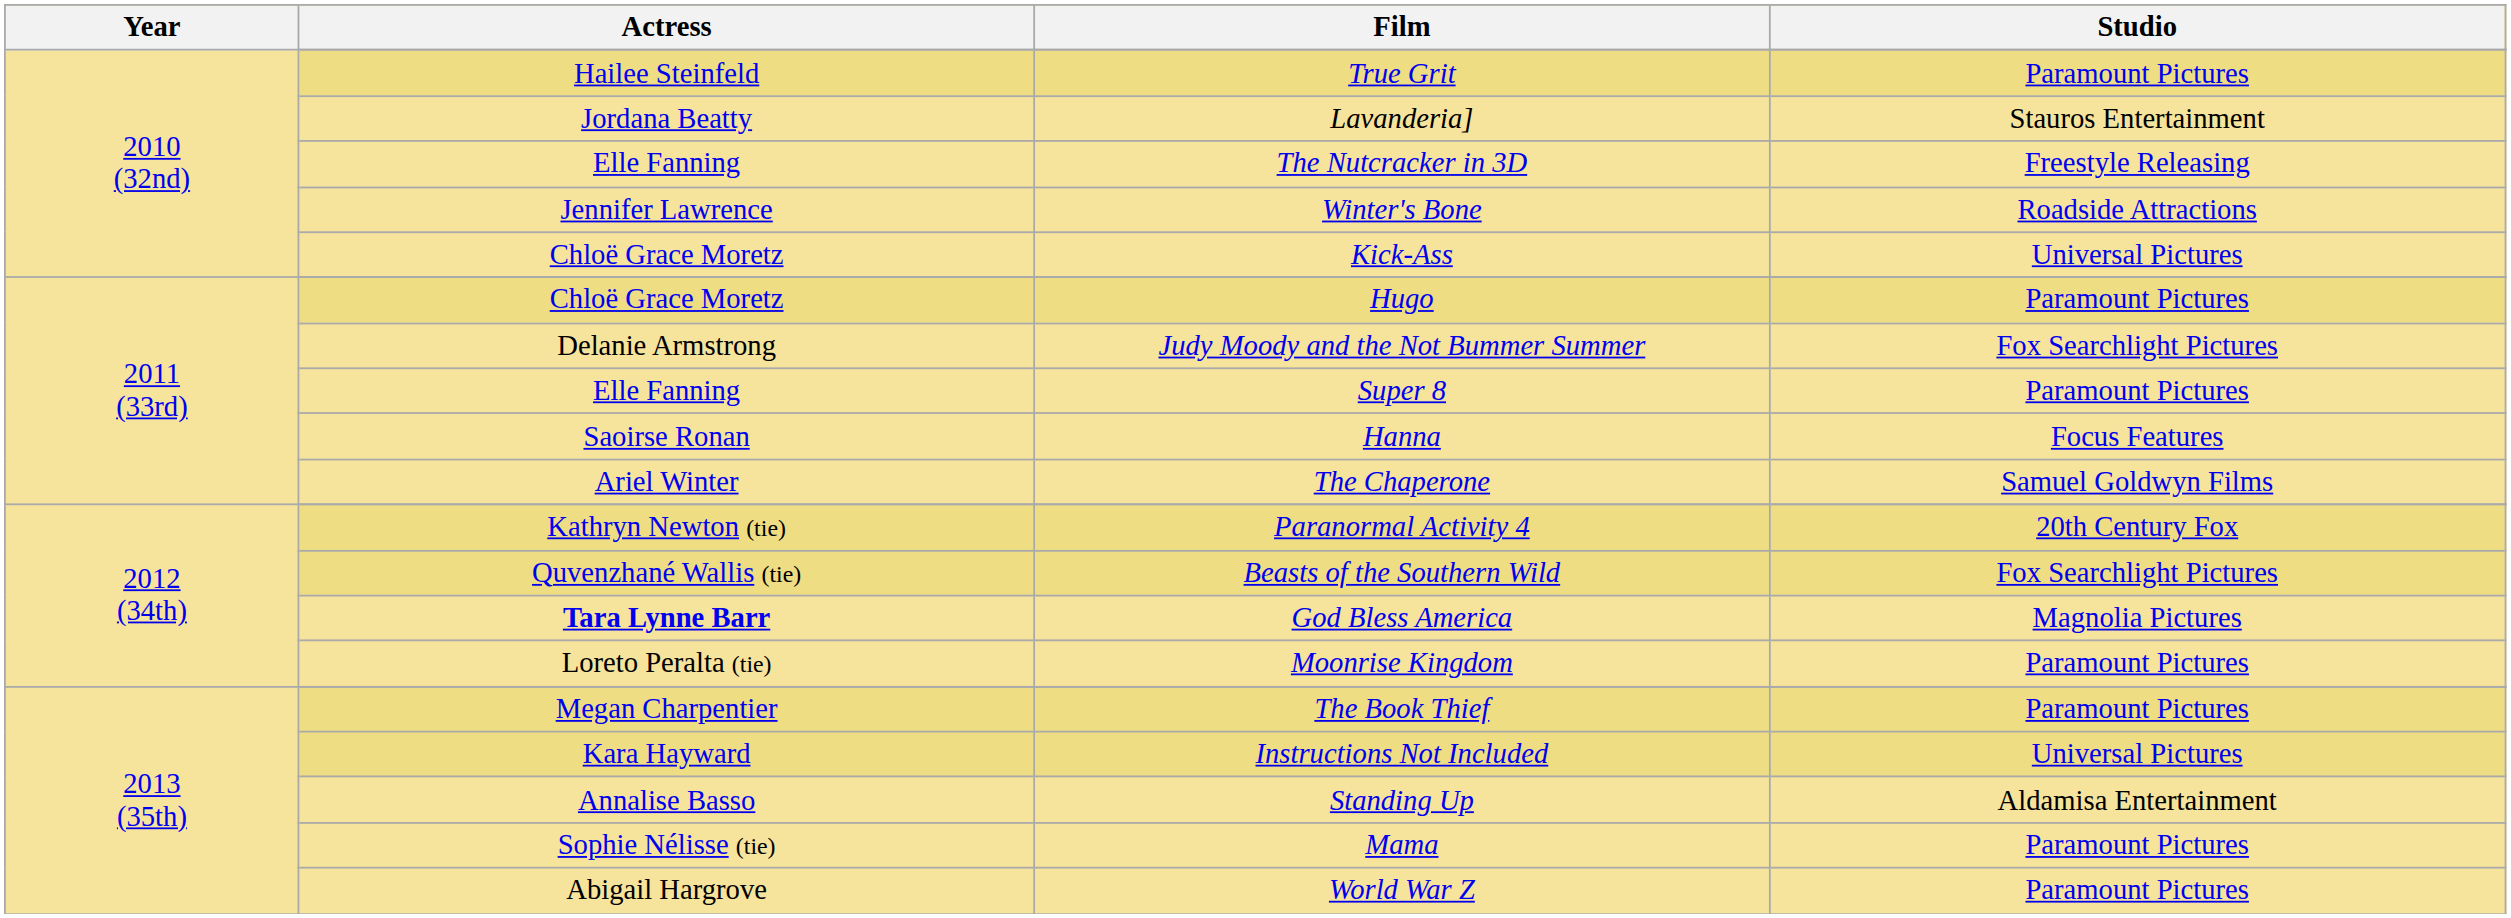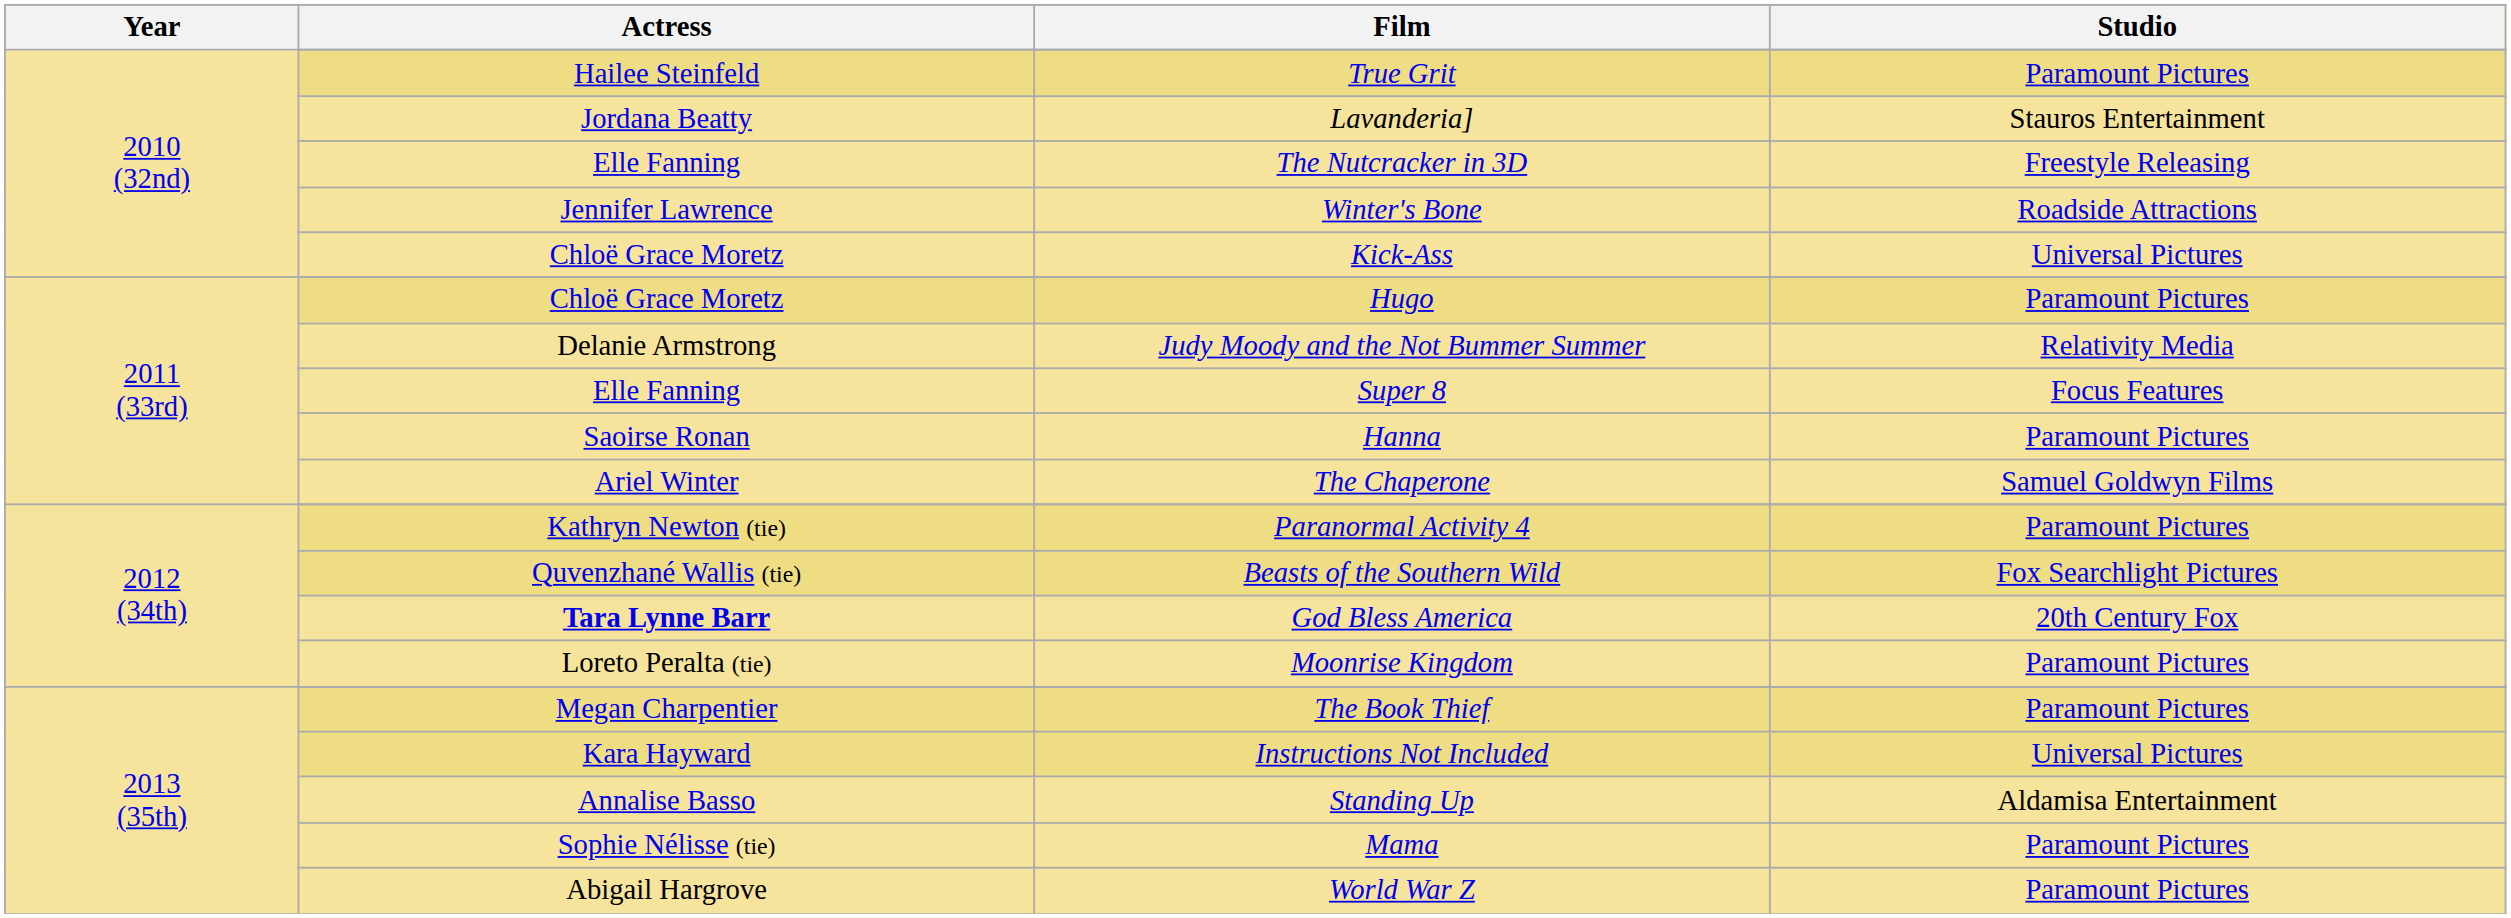(2137, 345) Fox Searchlight Pictures -> (2137, 345) Relativity Media
(2137, 390) Paramount Pictures -> (2137, 390) Focus Features
(2137, 436) Focus Features -> (2137, 436) Paramount Pictures
(2137, 526) 20th Century Fox -> (2137, 526) Paramount Pictures
(2137, 617) Magnolia Pictures -> (2137, 617) 20th Century Fox
